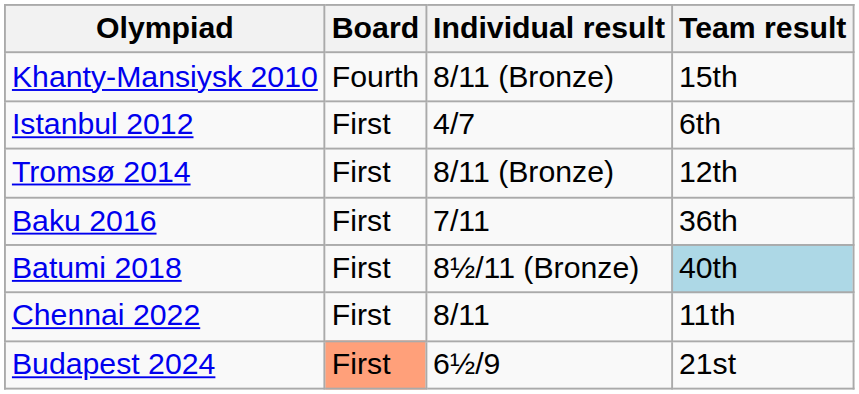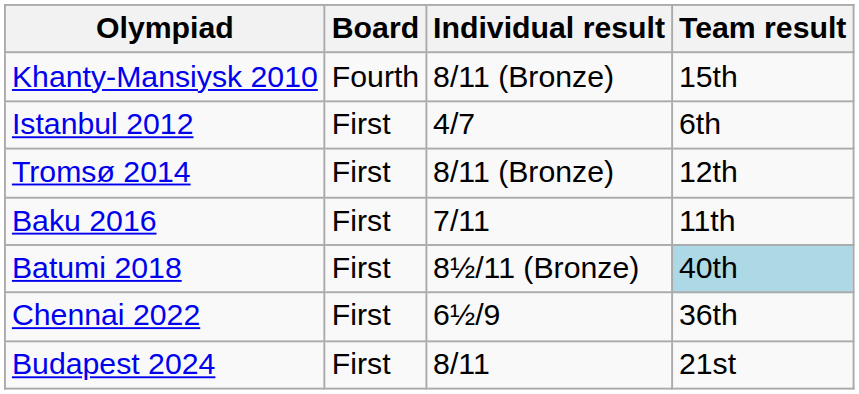(708, 220) 36th -> (707, 220) 11th
(461, 316) 8/11 -> (467, 316) 6½/9
(707, 316) 11th -> (708, 316) 36th
(361, 364) lightsalmon background -> (361, 364) no background
(467, 364) 6½/9 -> (461, 364) 8/11
